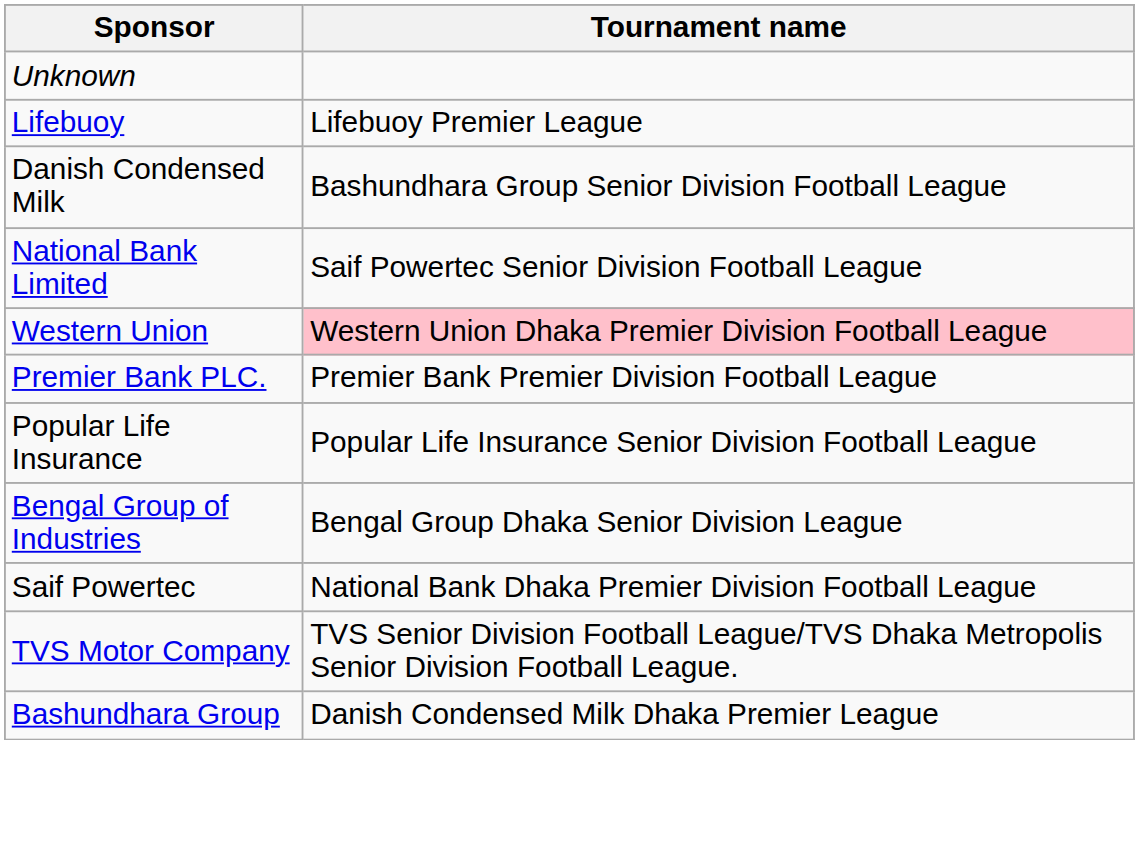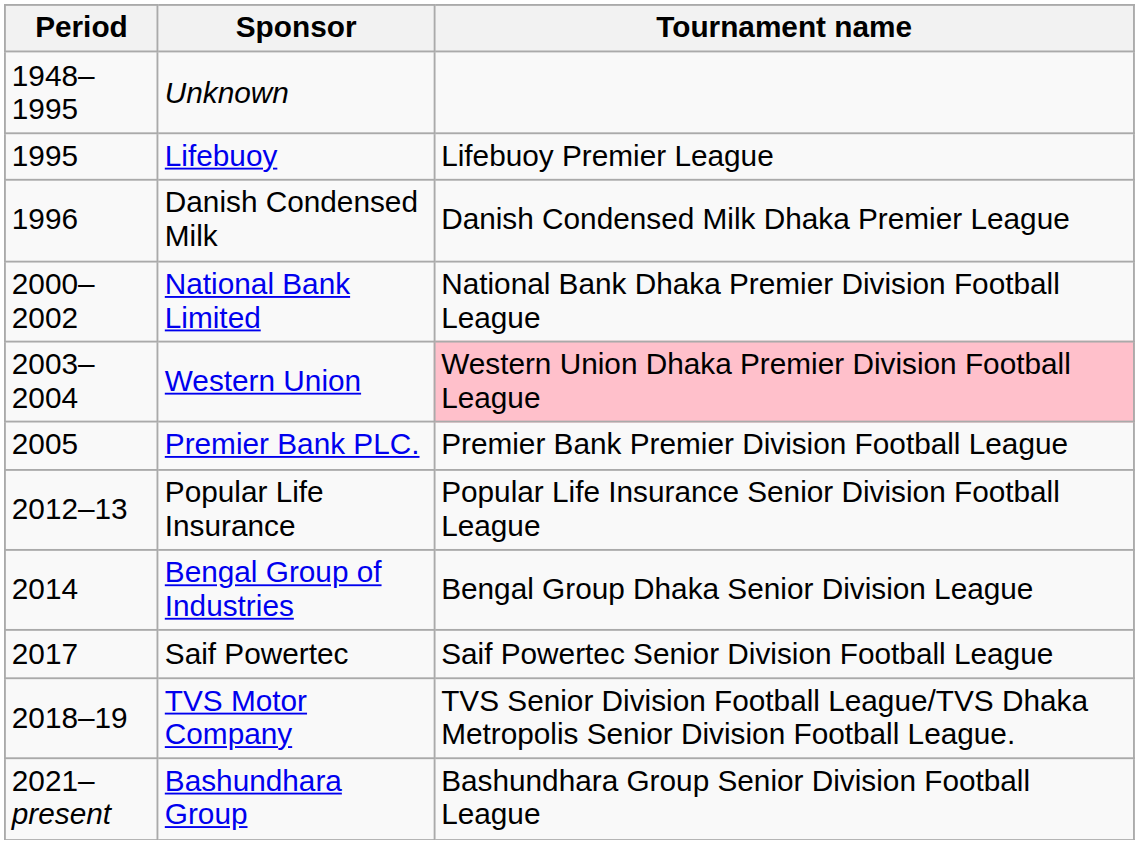+ column: (81, 28)
(658, 186) Bashundhara Group Senior Division Football League -> (755, 219) Danish Condensed Milk Dhaka Premier League
(616, 267) Saif Powertec Senior Division Football League -> (750, 300) National Bank Dhaka Premier Division Football League
(673, 586) National Bank Dhaka Premier Division Football League -> (747, 653) Saif Powertec Senior Division Football League
(624, 714) Danish Condensed Milk Dhaka Premier League -> (736, 798) Bashundhara Group Senior Division Football League
